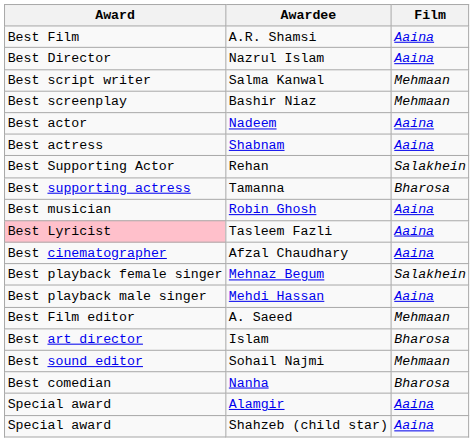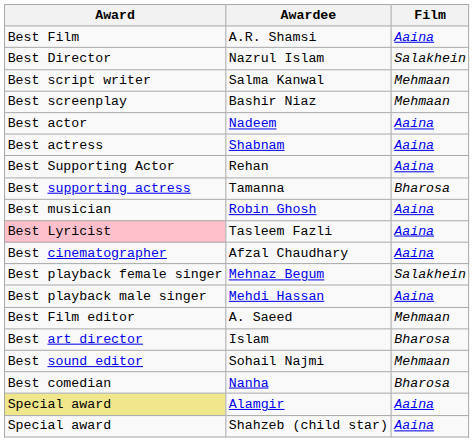(414, 59) Aaina -> (430, 59) Salakhein
(430, 167) Salakhein -> (414, 167) Aaina
(59, 404) no background -> (59, 404) khaki background
